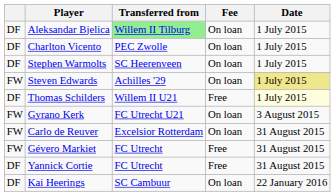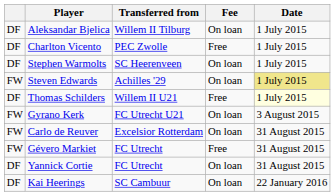(152, 30) lightgreen background -> (152, 30) no background
(225, 47) On loan -> (218, 47) Free
(218, 166) Free -> (225, 166) On loan
